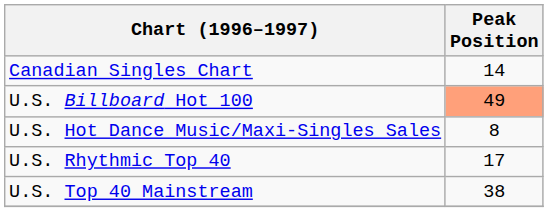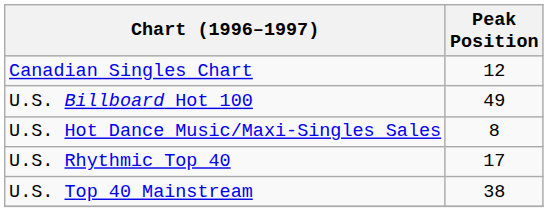(494, 71) 14 -> (494, 71) 12
(494, 101) lightsalmon background -> (494, 101) no background
